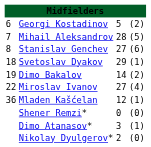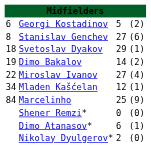- row: (66, 36)
(11, 100) 36 -> (11, 87) 34
+ row: (45, 100)
(119, 125) 3 -> (119, 125) 6
